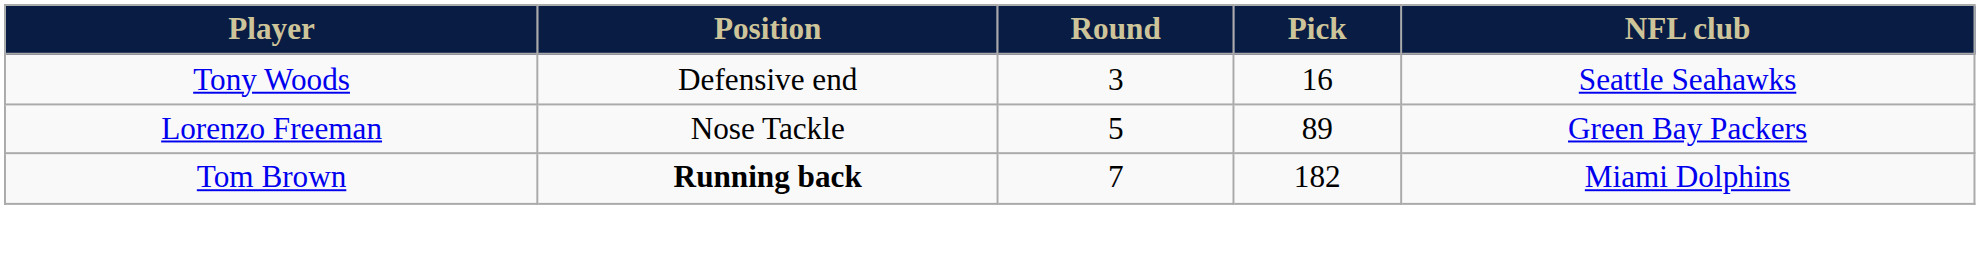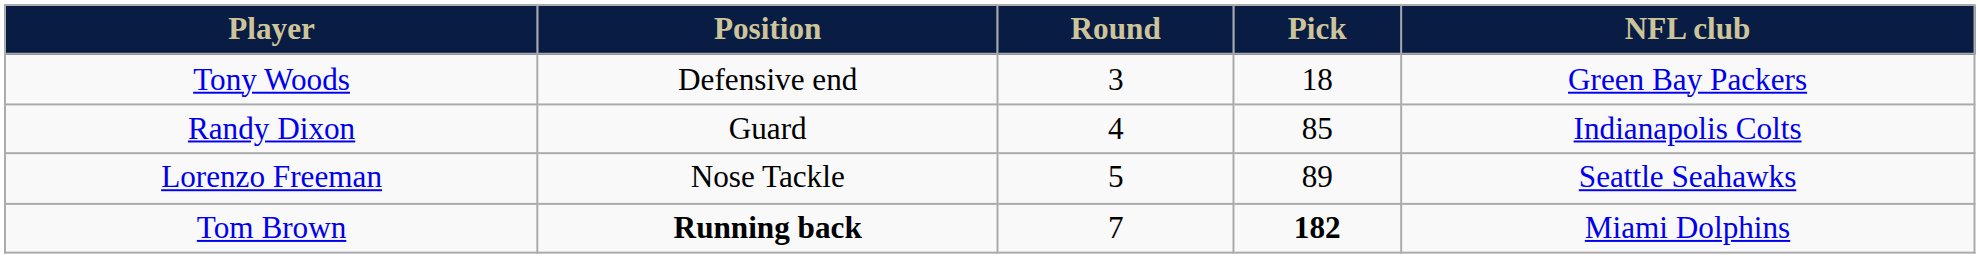(1317, 78) 16 -> (1317, 78) 18
(1688, 78) Seattle Seahawks -> (1688, 78) Green Bay Packers
+ row: (272, 128)
(1688, 128) Green Bay Packers -> (1688, 177) Seattle Seahawks
(1317, 177) normal -> (1317, 227) bold
